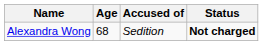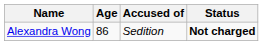(102, 31) 68 -> (102, 31) 86
